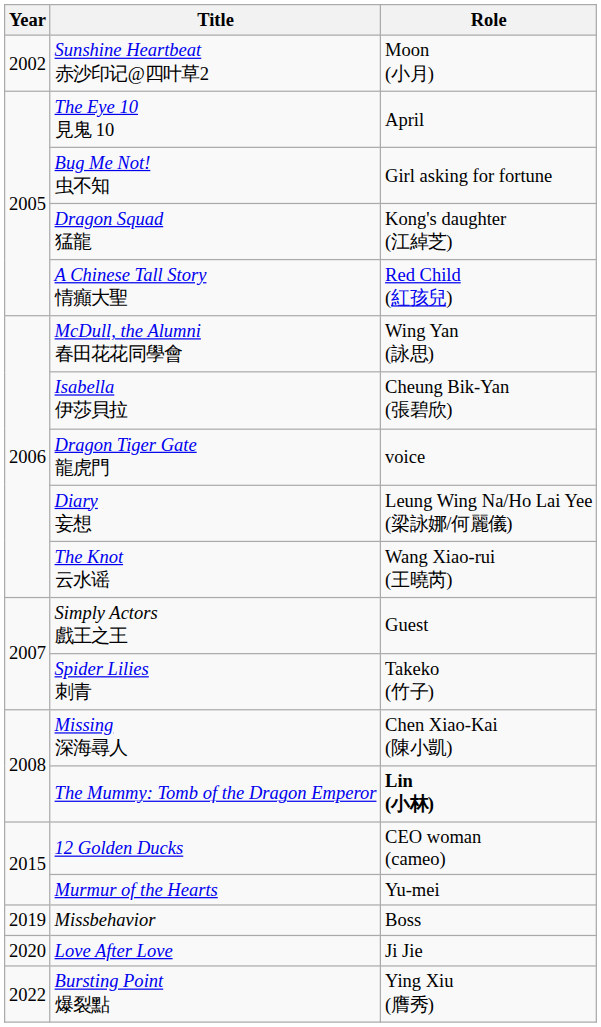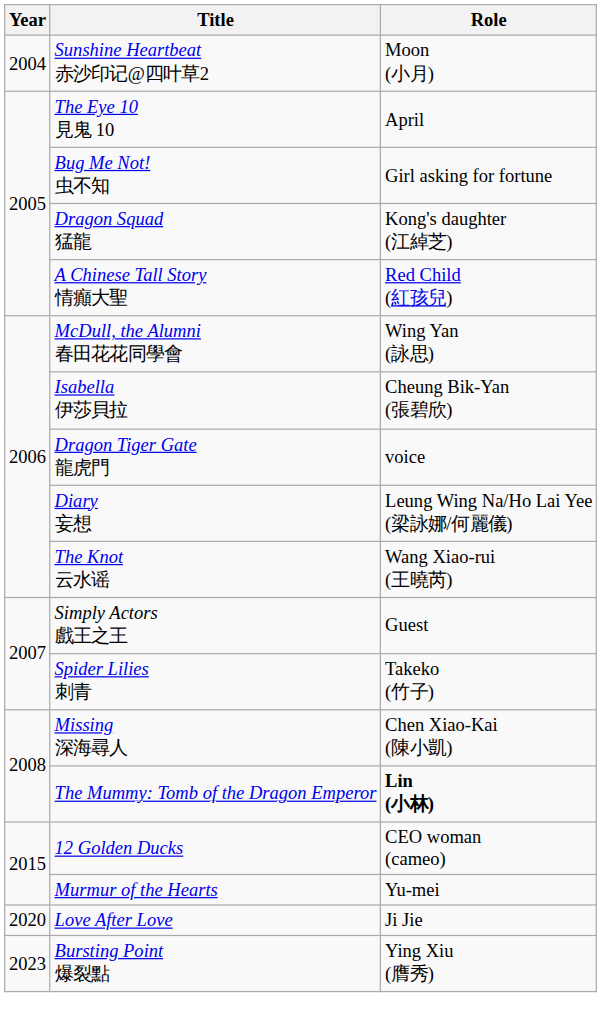(27, 63) 2002 -> (27, 63) 2004
- row: (105, 920)
(27, 994) 2022 -> (27, 963) 2023
